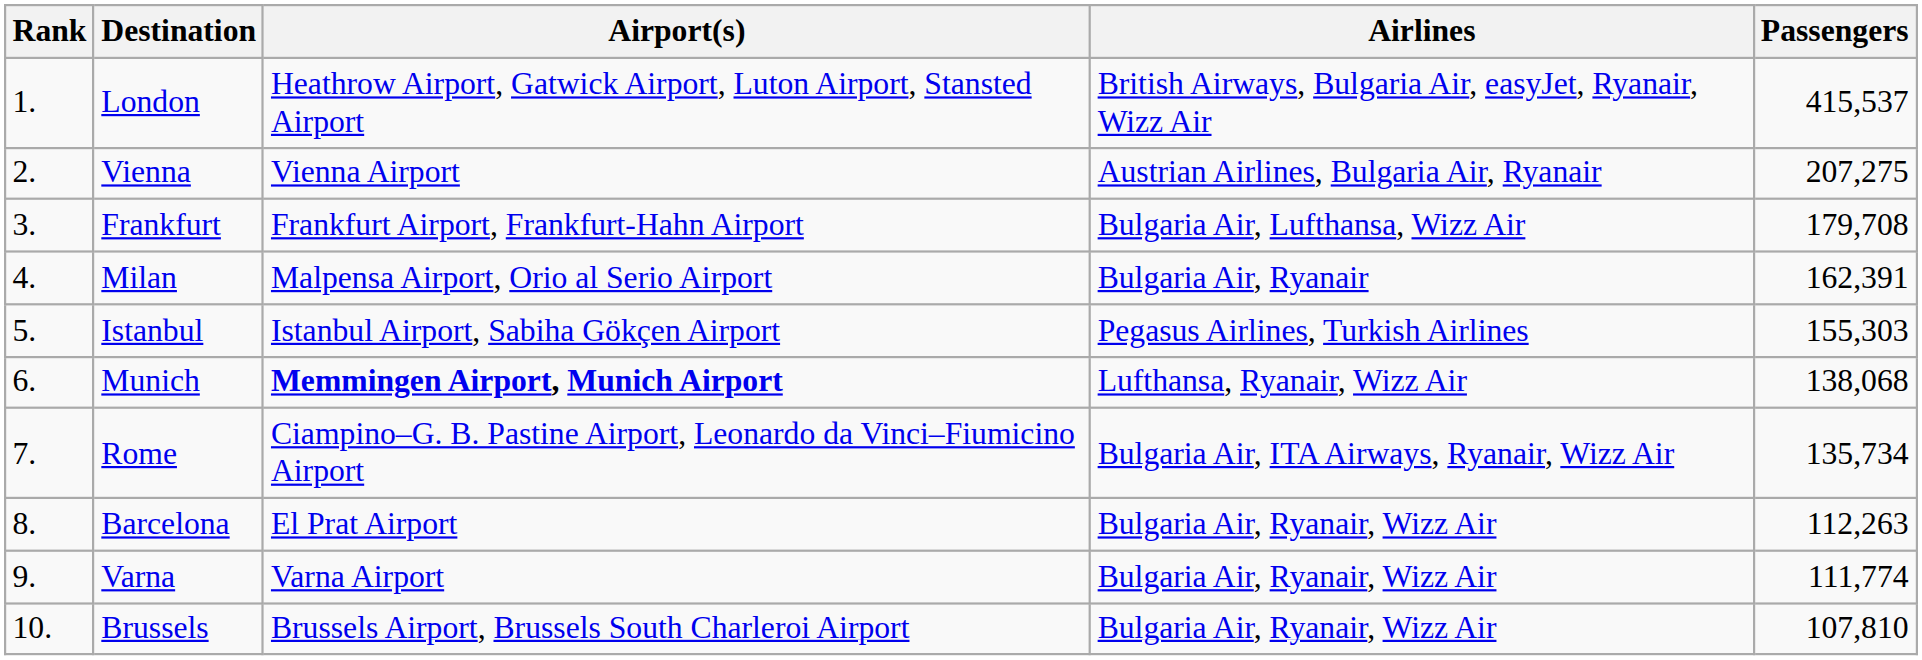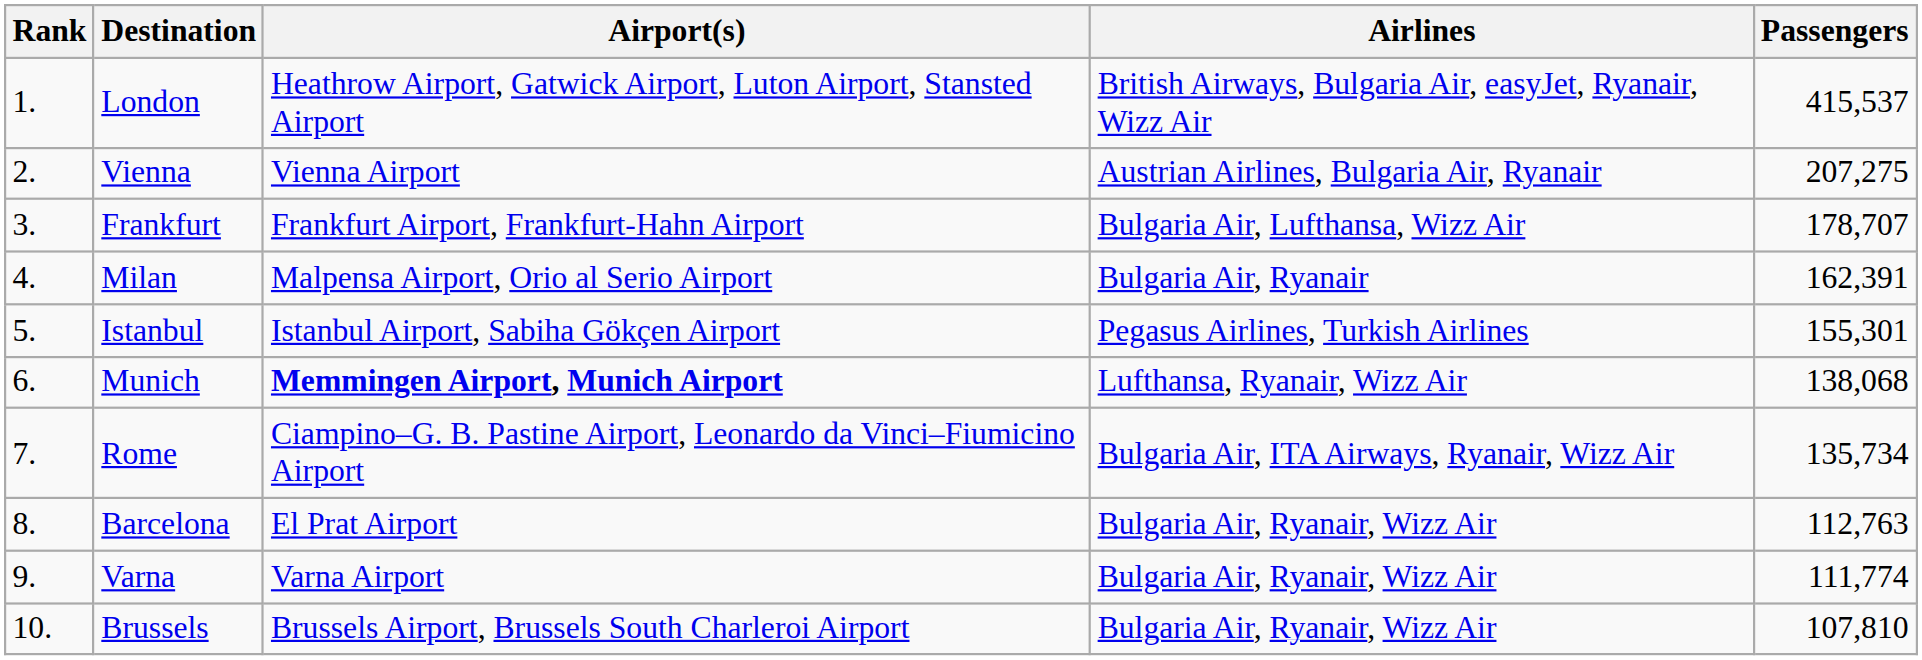(1857, 225) 179,708 -> (1857, 225) 178,707
(1857, 329) 155,303 -> (1857, 329) 155,301
(1858, 523) 112,263 -> (1858, 523) 112,763
